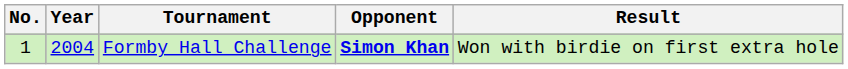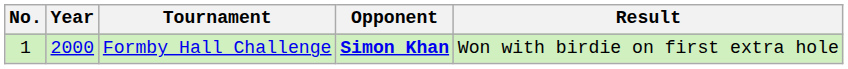(72, 49) 2004 -> (72, 49) 2000
